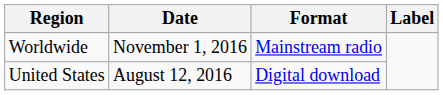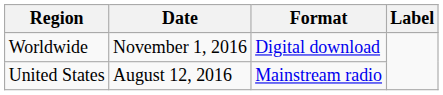(319, 47) Mainstream radio -> (318, 47) Digital download
(318, 75) Digital download -> (319, 75) Mainstream radio
